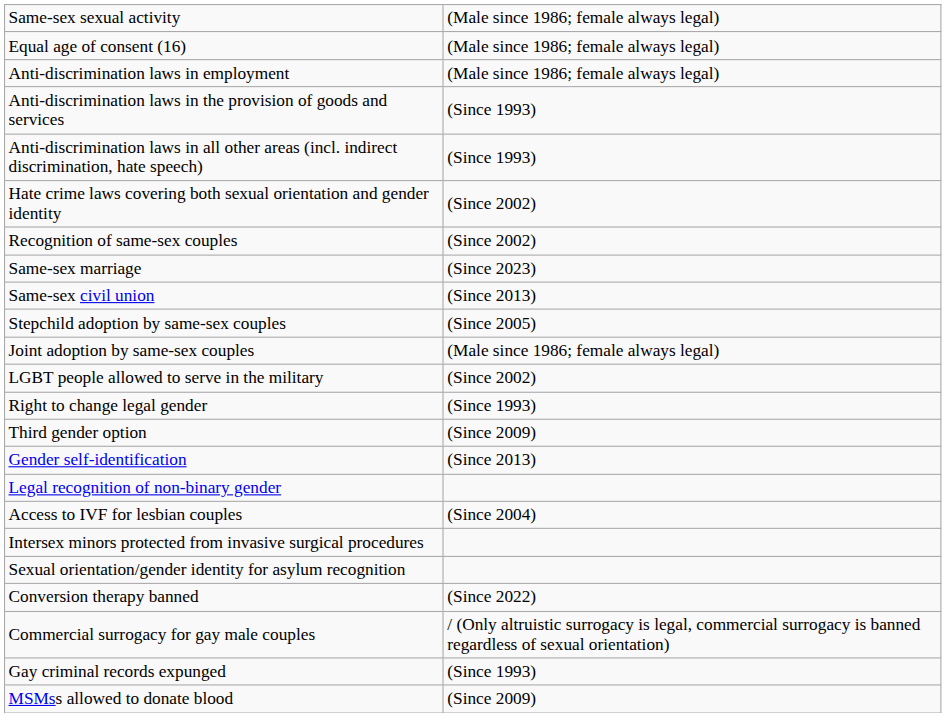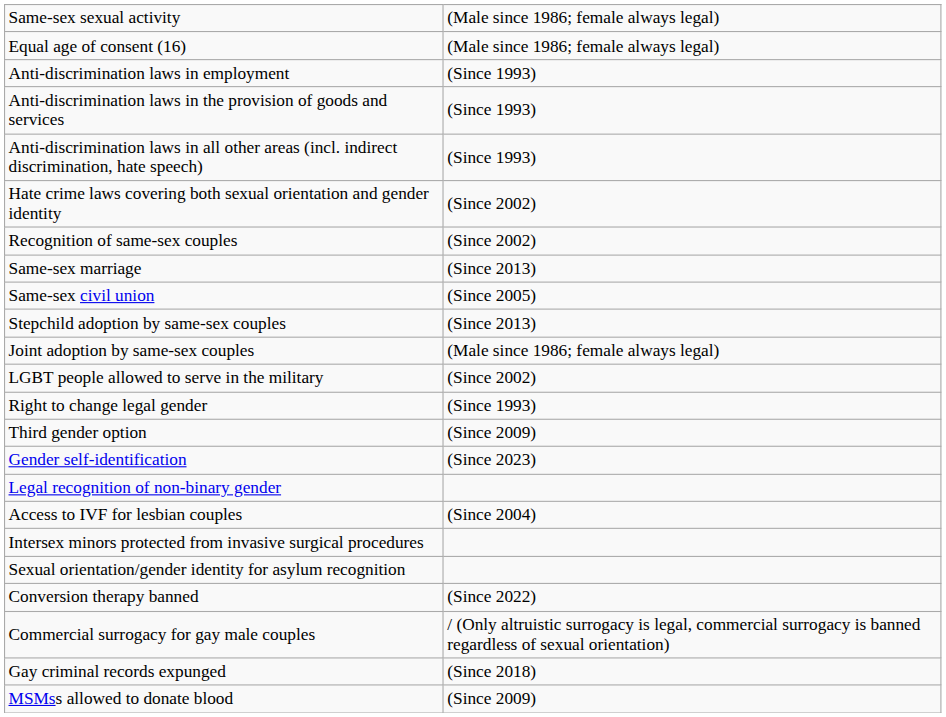(583, 73) (Male since 1986; female always legal) -> (492, 73) (Since 1993)
(492, 268) (Since 2023) -> (492, 268) (Since 2013)
(492, 295) (Since 2013) -> (492, 295) (Since 2005)
(492, 323) (Since 2005) -> (492, 323) (Since 2013)
(492, 460) (Since 2013) -> (492, 460) (Since 2023)
(492, 671) (Since 1993) -> (492, 671) (Since 2018)
